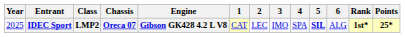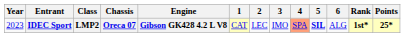(15, 25) 2025 -> (15, 25) 2023
(300, 25) no background -> (300, 25) lightsalmon background
